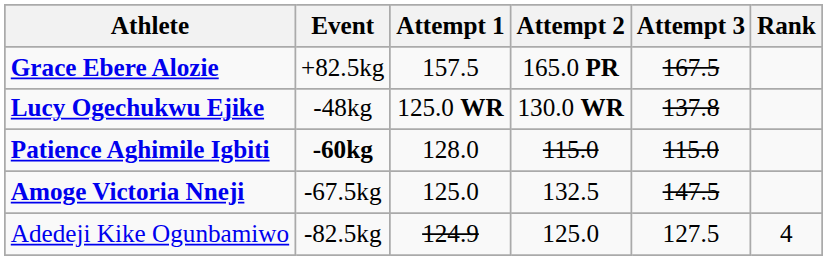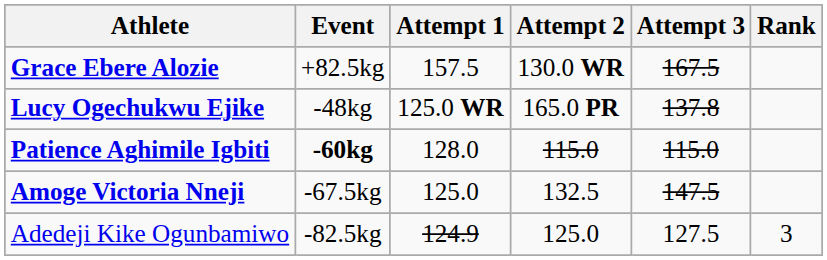(571, 67) 165.0 PR -> (571, 67) 130.0 WR
(571, 108) 130.0 WR -> (571, 108) 165.0 PR
(786, 233) 4 -> (786, 233) 3
